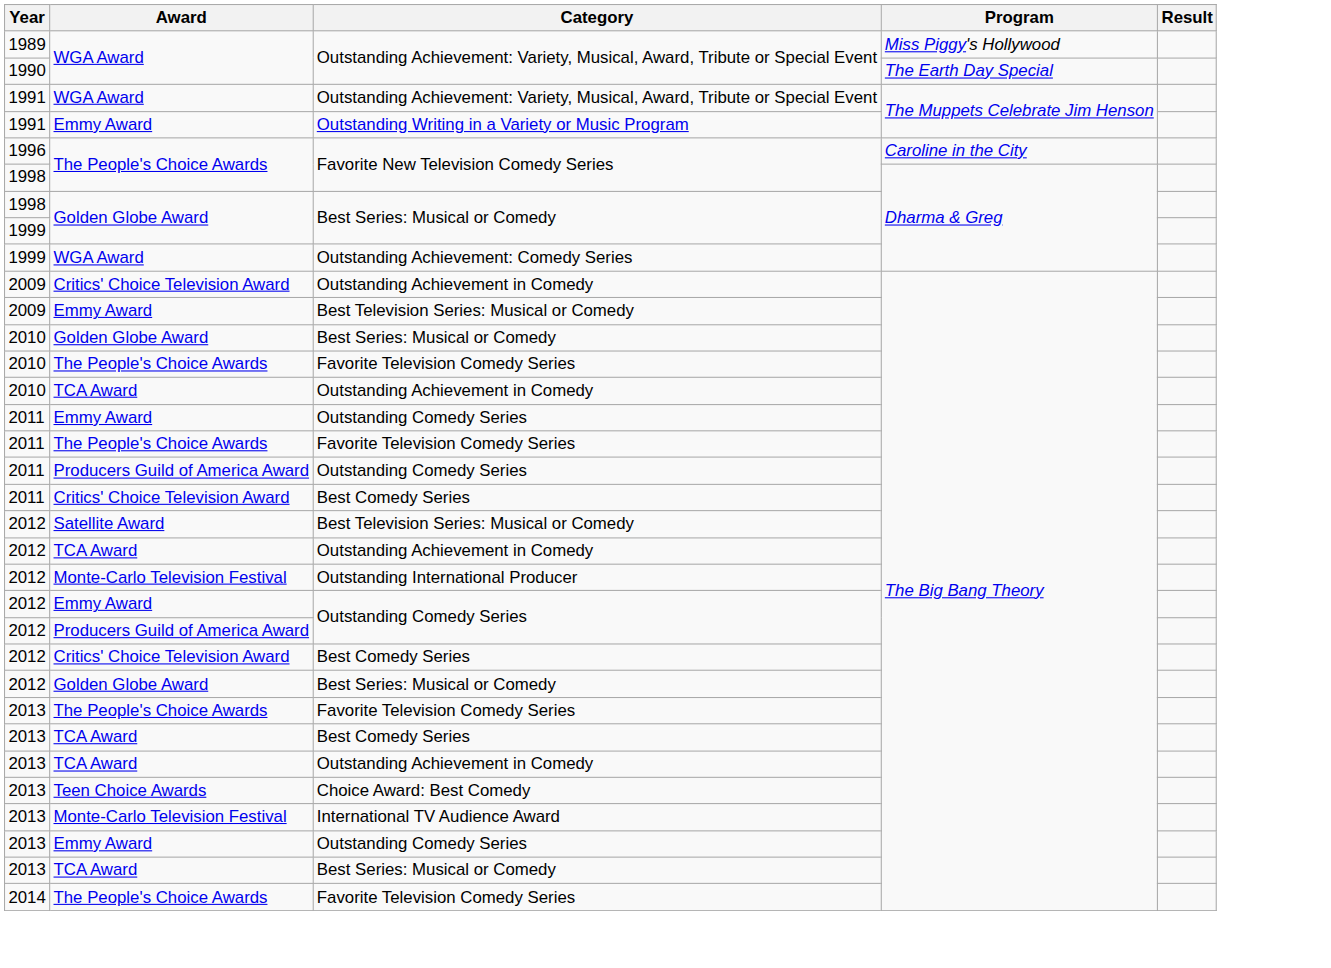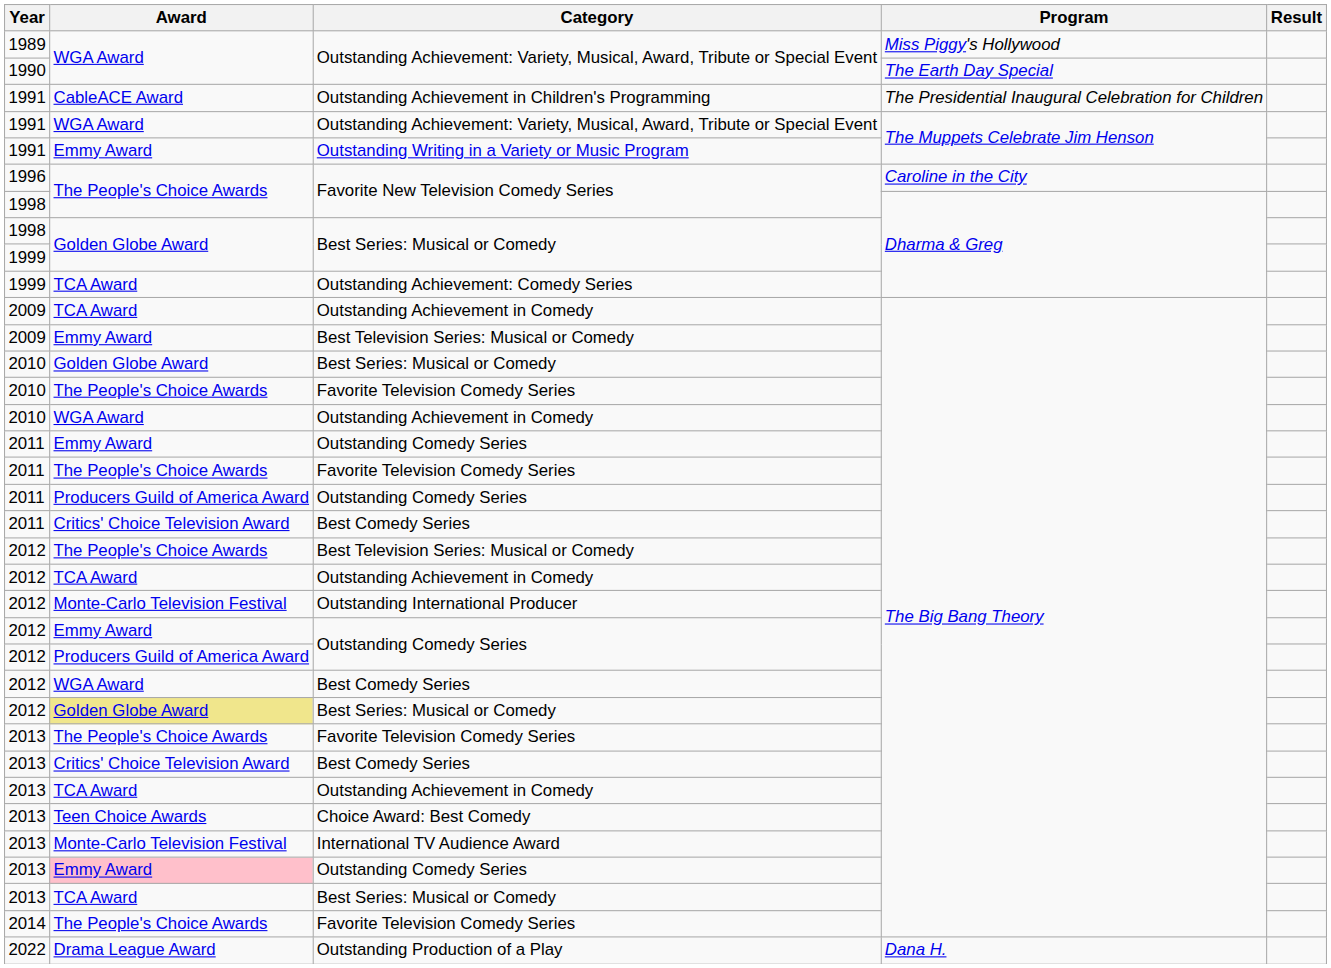+ row: (27, 97)
(99, 257) WGA Award -> (95, 284) TCA Award
(172, 284) Critics' Choice Television Award -> (95, 310) TCA Award
(95, 390) TCA Award -> (99, 417) WGA Award
(109, 524) Satellite Award -> (160, 550) The People's Choice Awards
(172, 657) Critics' Choice Television Award -> (99, 683) WGA Award
(131, 683) no background -> (131, 710) khaki background
(95, 737) TCA Award -> (172, 763) Critics' Choice Television Award
(103, 843) no background -> (103, 870) pink background
+ row: (27, 950)
